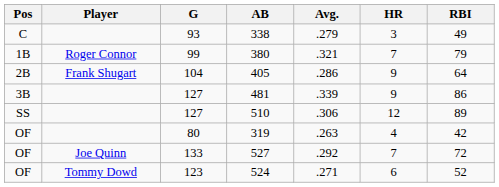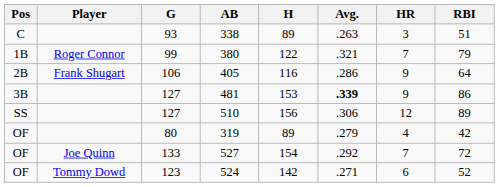+ column: (288, 14)
(327, 34) .279 -> (347, 34) .263
(460, 34) 49 -> (464, 34) 51
(193, 73) 104 -> (171, 73) 106
(327, 93) normal -> (347, 93) bold
(327, 133) .263 -> (347, 133) .279
